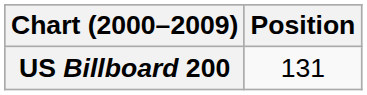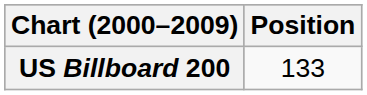(303, 67) 131 -> (303, 67) 133
